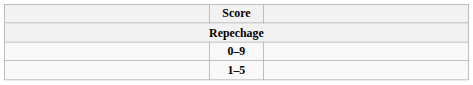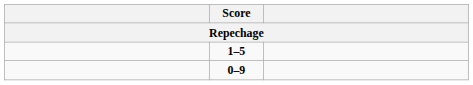rows swapped: (236, 51) <-> (236, 70)
